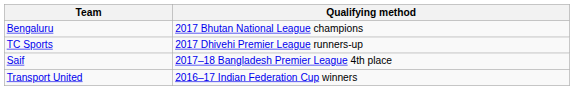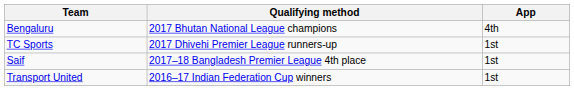+ column: (526, 12)
